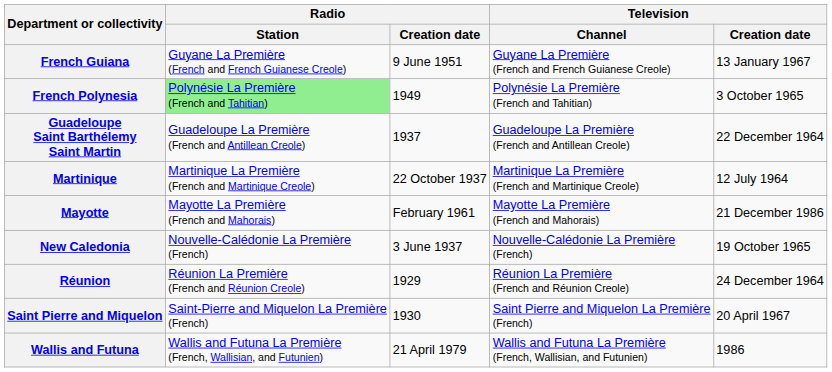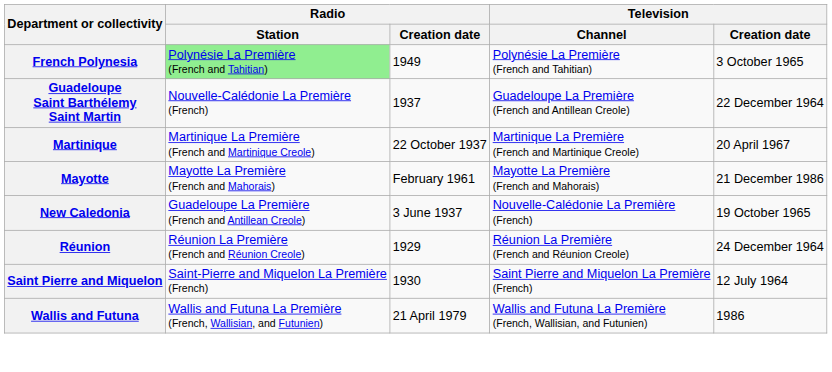- row: (85, 61)
(239, 137) Guadeloupe La Première (French and Antillean Creole) -> (260, 103) Nouvelle-Calédonie La Première (French)
(752, 178) 12 July 1964 -> (753, 144) 20 April 1967
(260, 247) Nouvelle-Calédonie La Première (French) -> (239, 213) Guadeloupe La Première (French and Antillean Creole)
(753, 315) 20 April 1967 -> (752, 281) 12 July 1964
